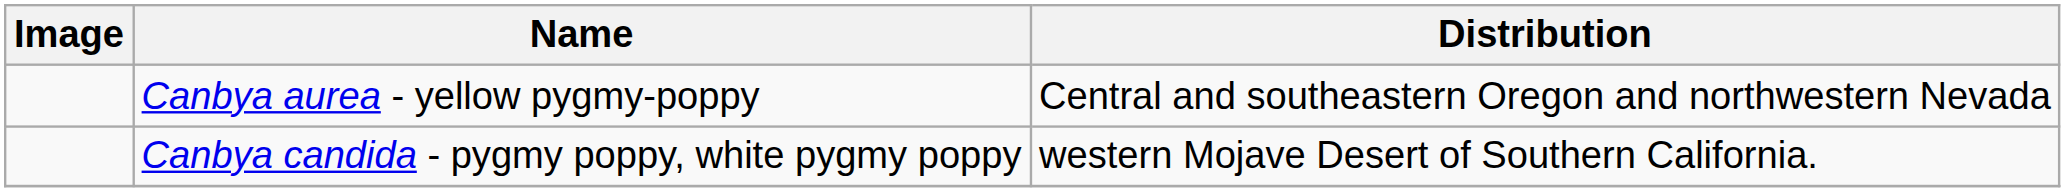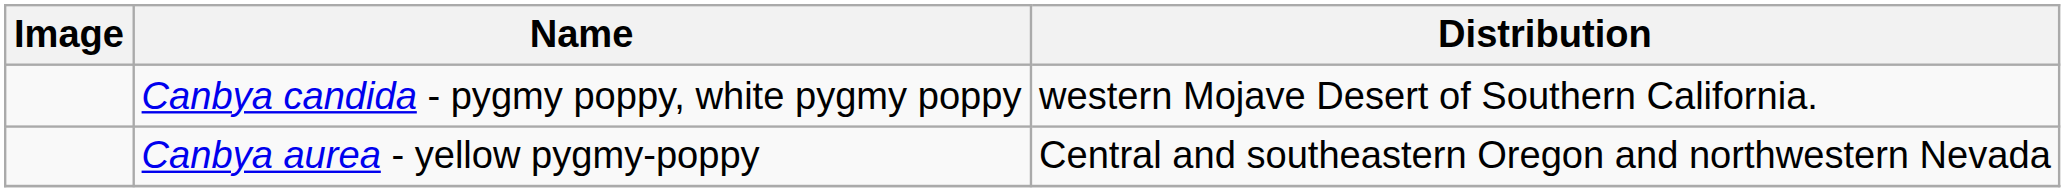rows swapped: (451, 95) <-> (582, 155)
